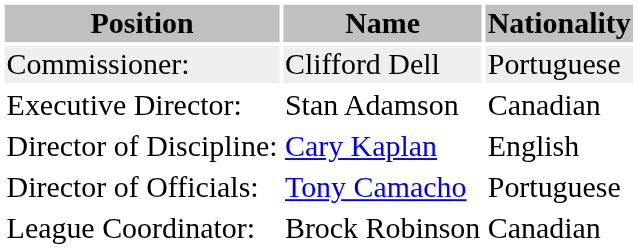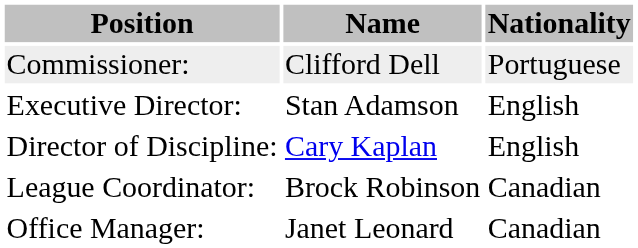(544, 105) Canadian -> (533, 105) English
- row: (133, 187)
+ row: (106, 228)
